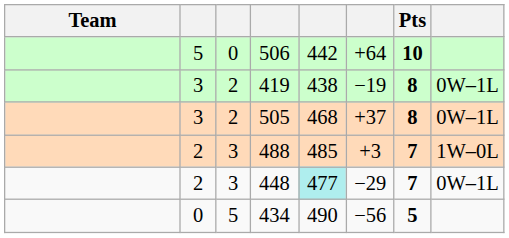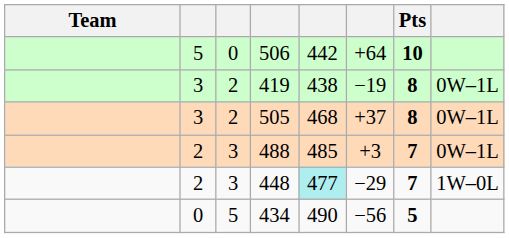(468, 150) 1W–0L -> (468, 150) 0W–1L
(468, 183) 0W–1L -> (468, 183) 1W–0L
